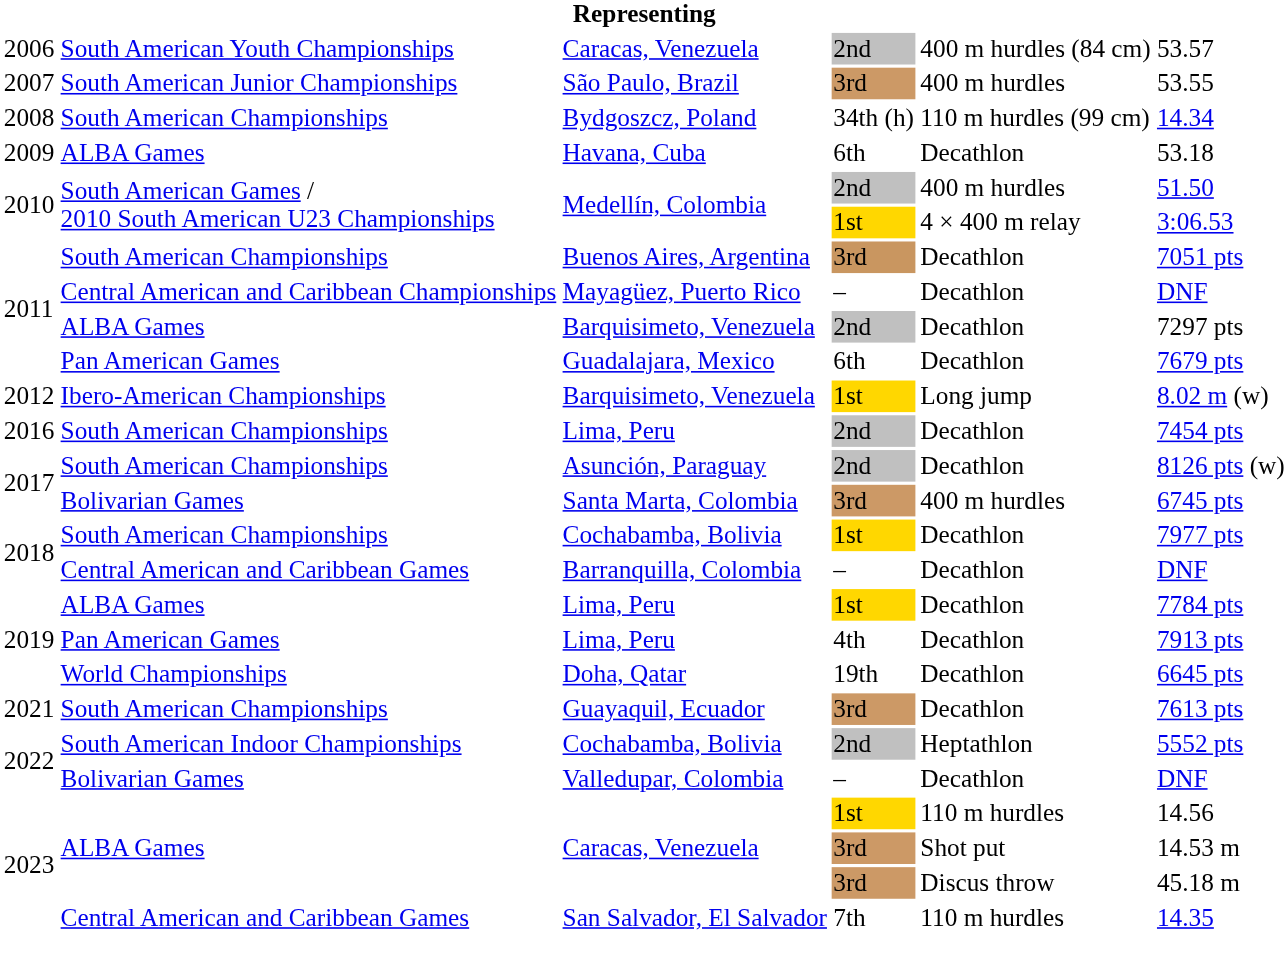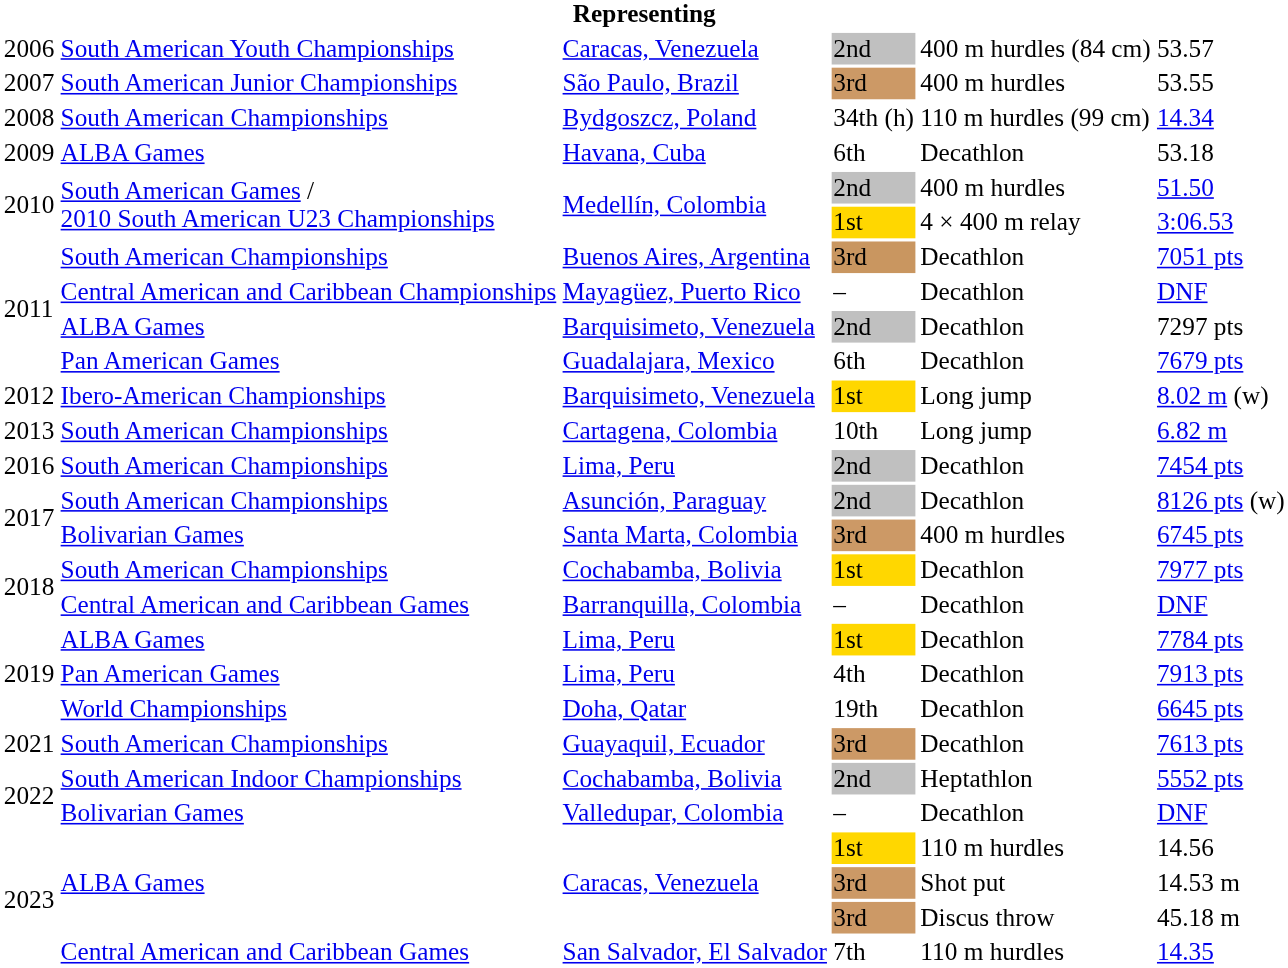+ row: (670, 430)
